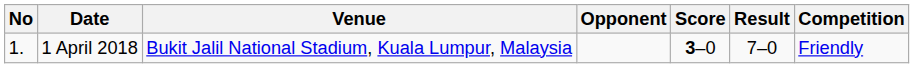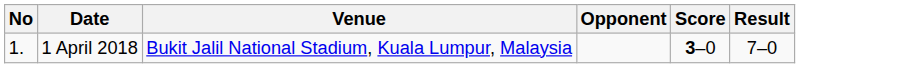- column: (851, 18)
